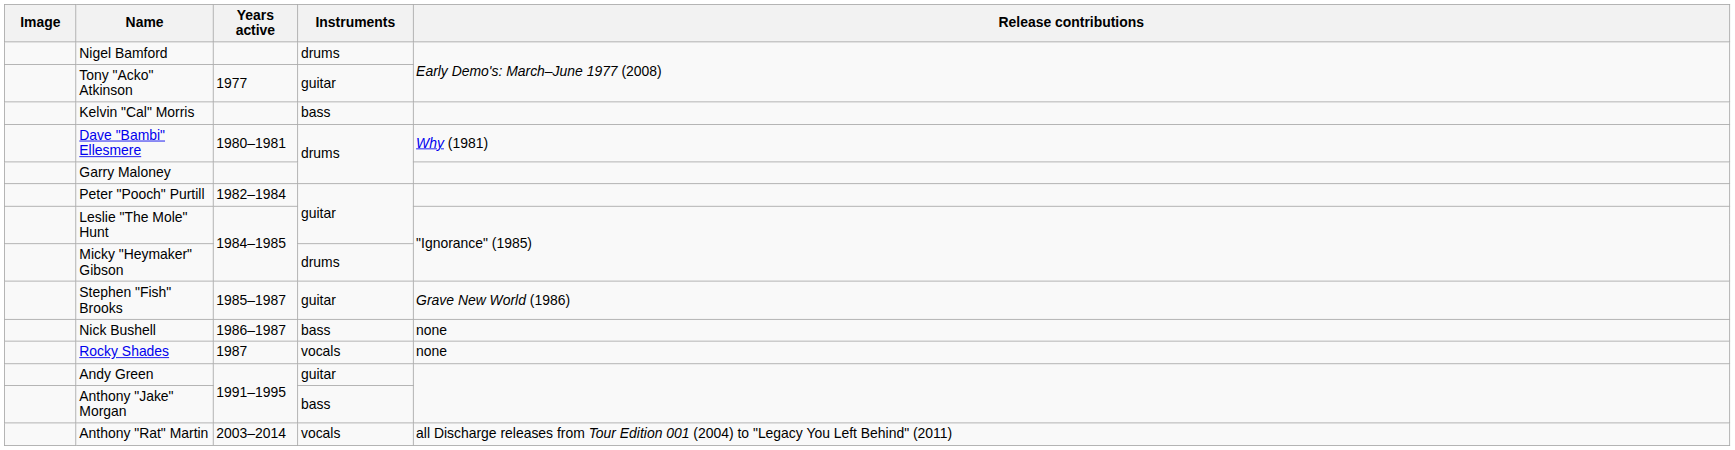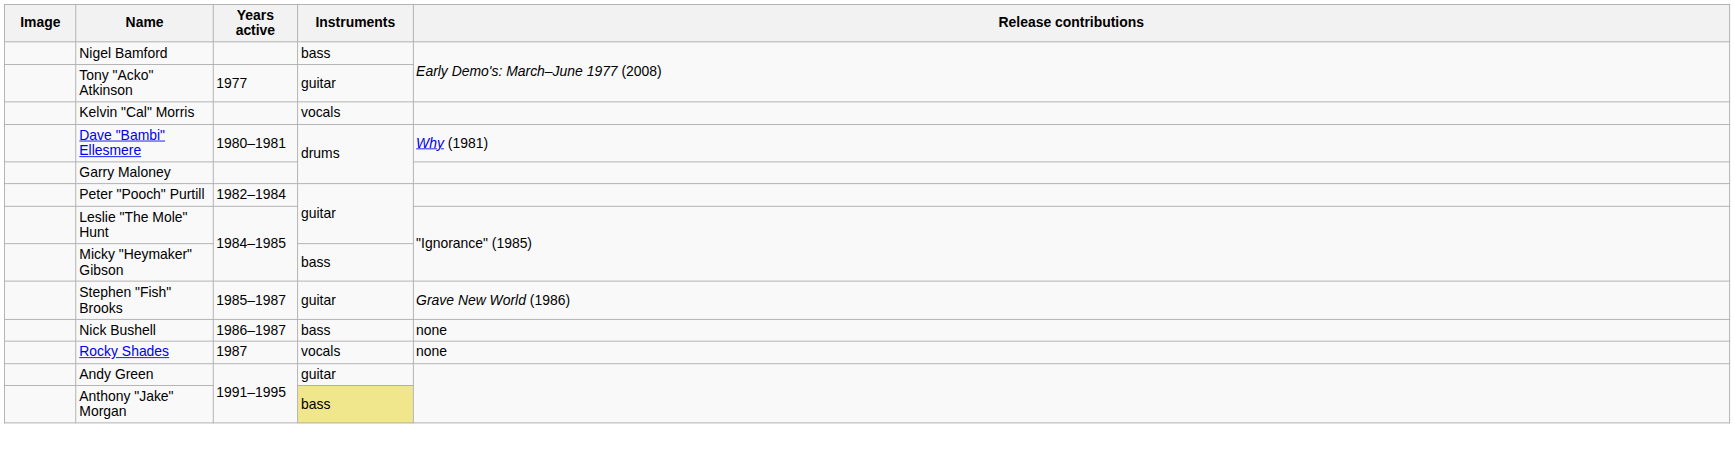(320, 53) drums -> (316, 53) bass
(316, 113) bass -> (321, 113) vocals
(320, 262) drums -> (316, 262) bass
(316, 404) no background -> (316, 404) khaki background
- row: (144, 434)
